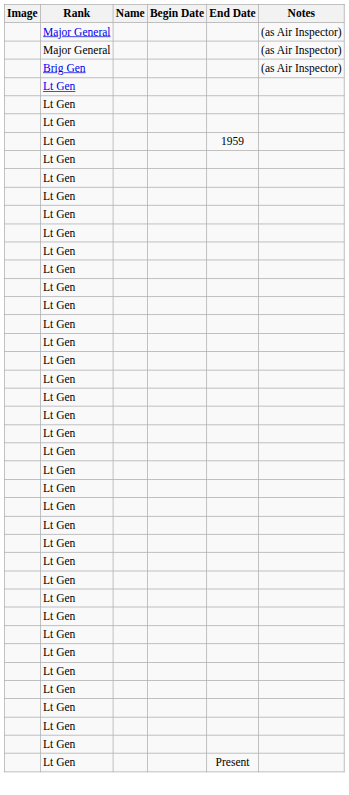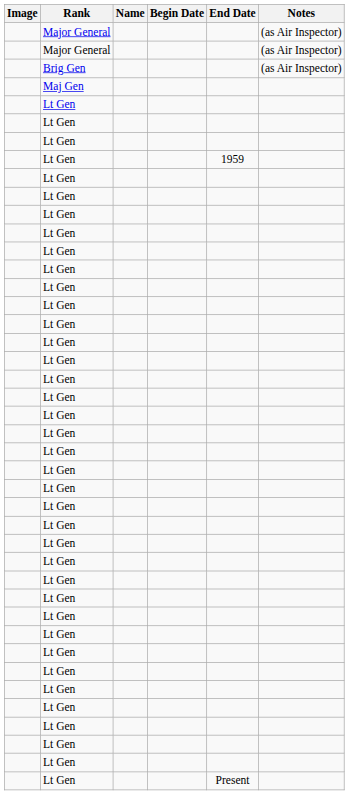+ row: (22, 87)
